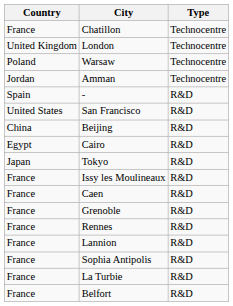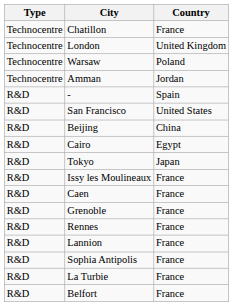columns swapped: (198, 12) <-> (42, 12)
